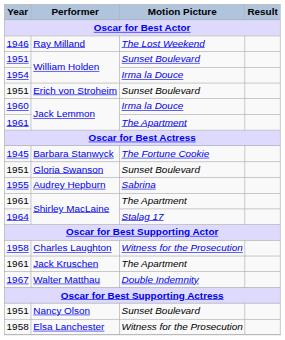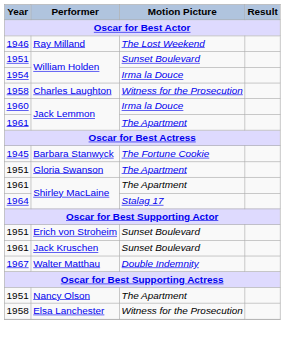rows swapped: (18, 248) <-> (18, 91)
(161, 169) Sunset Boulevard -> (154, 169) The Apartment
- row: (18, 185)
(154, 264) The Apartment -> (161, 248) Sunset Boulevard
(161, 311) Sunset Boulevard -> (154, 295) The Apartment
